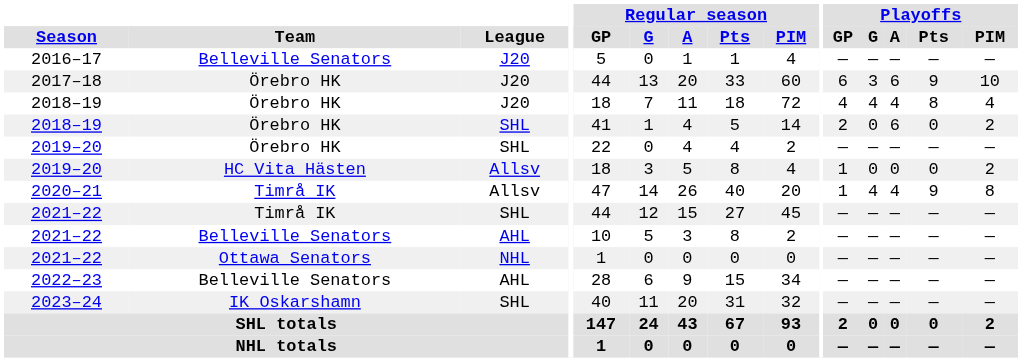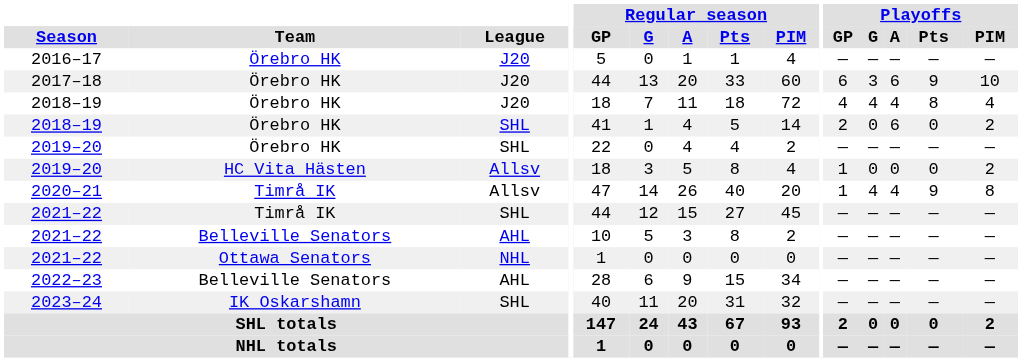(295, 59) Belleville Senators -> (295, 59) Örebro HK
